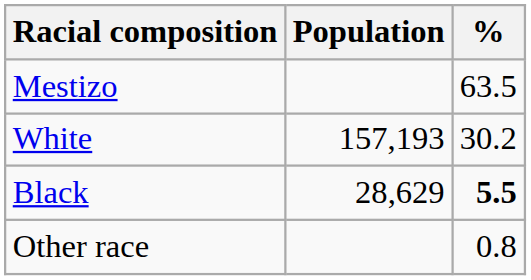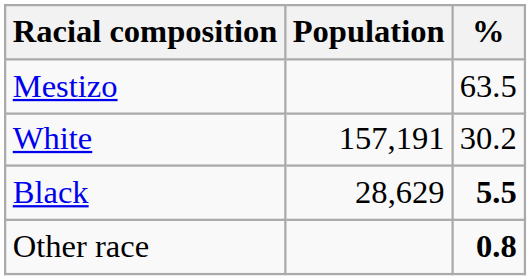(392, 139) 157,193 -> (392, 139) 157,191
(496, 246) normal -> (496, 246) bold
